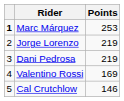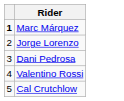- column: (103, 12)
